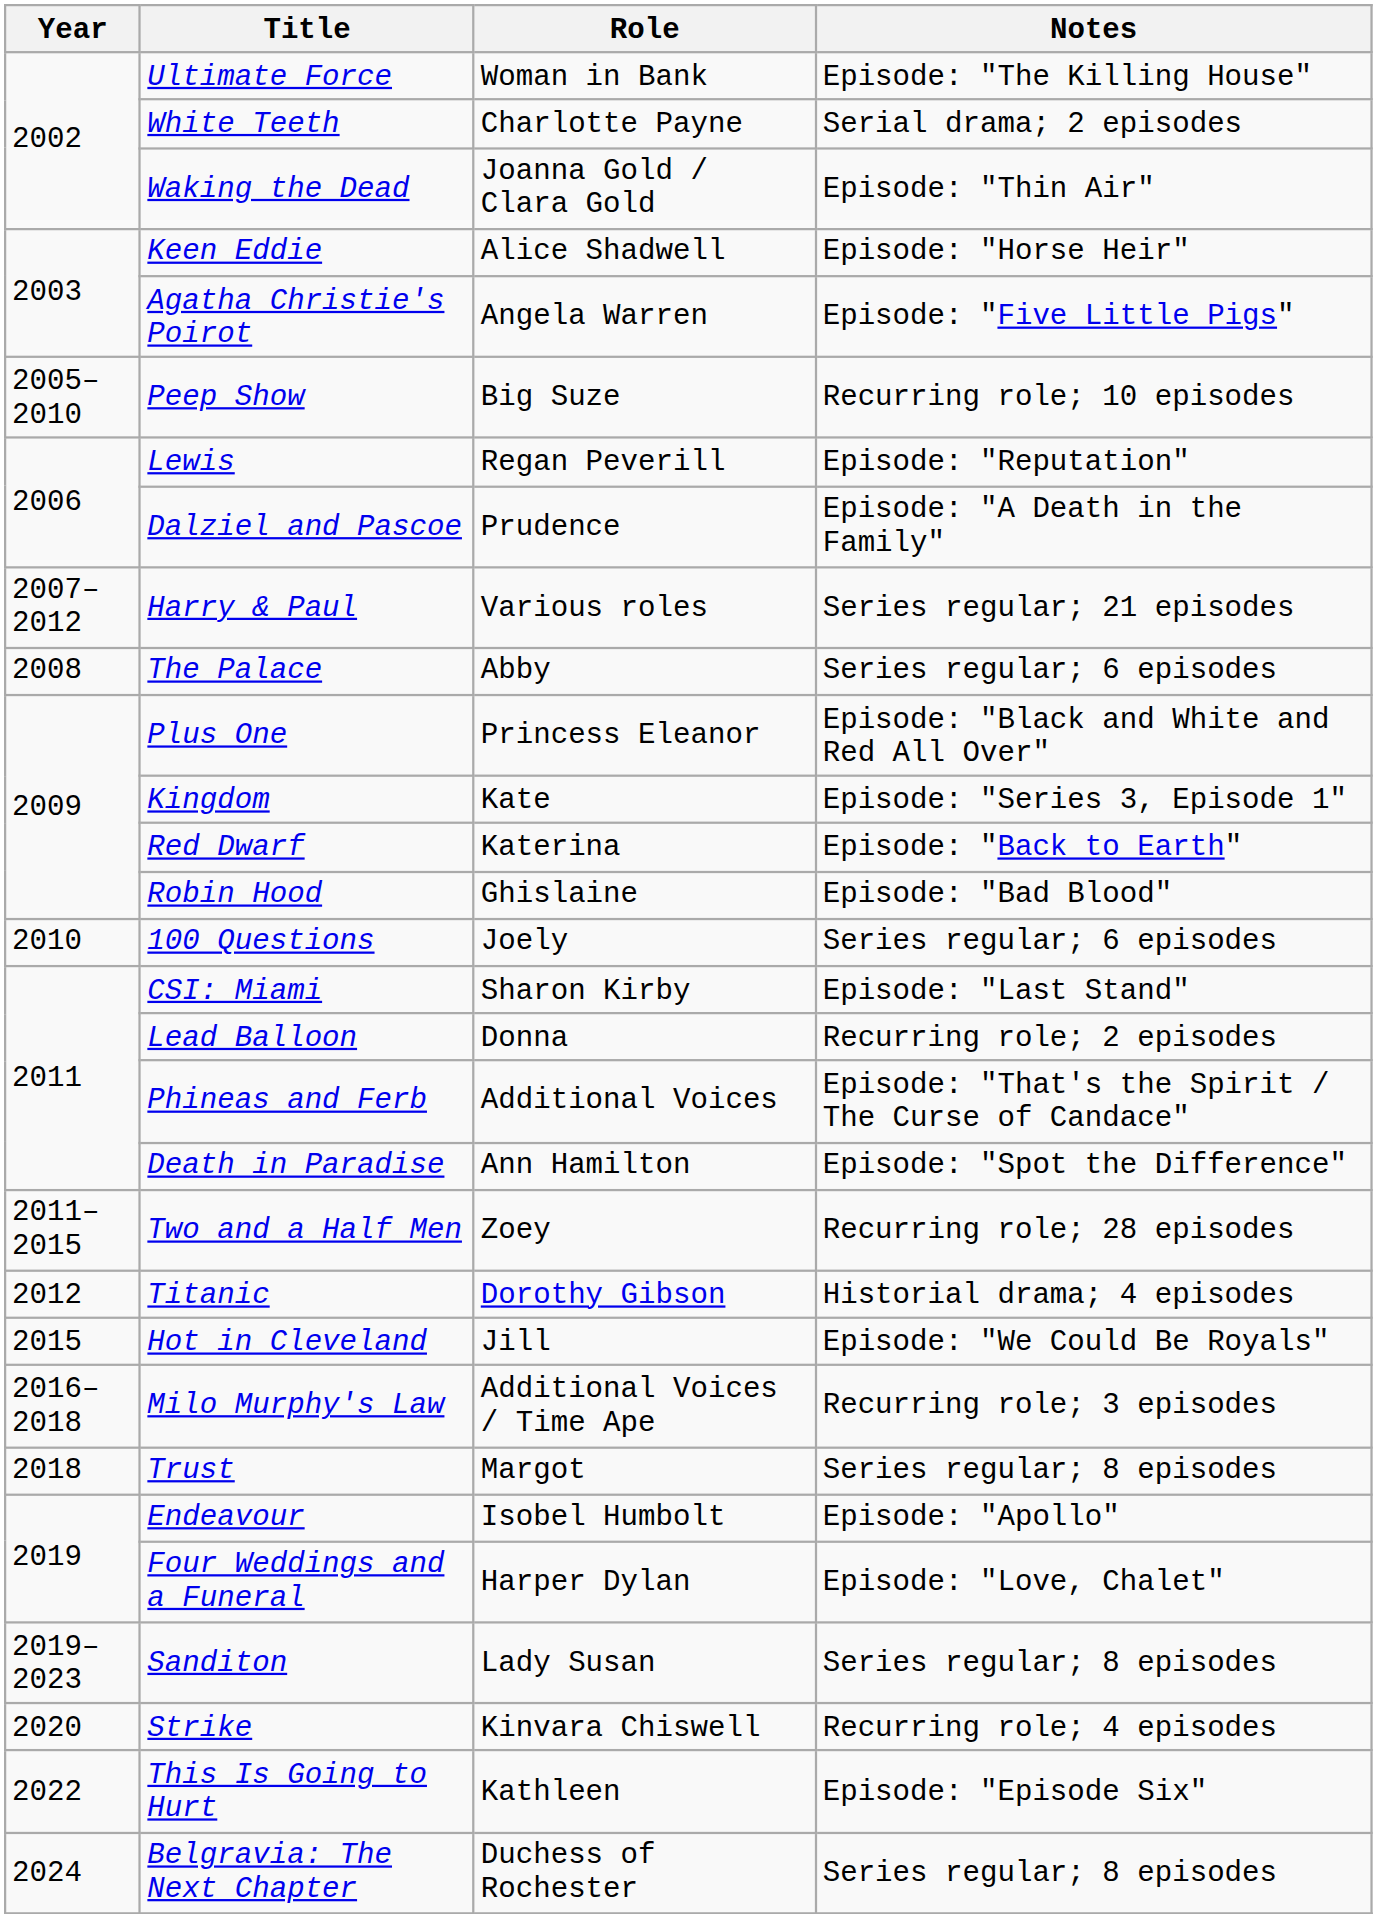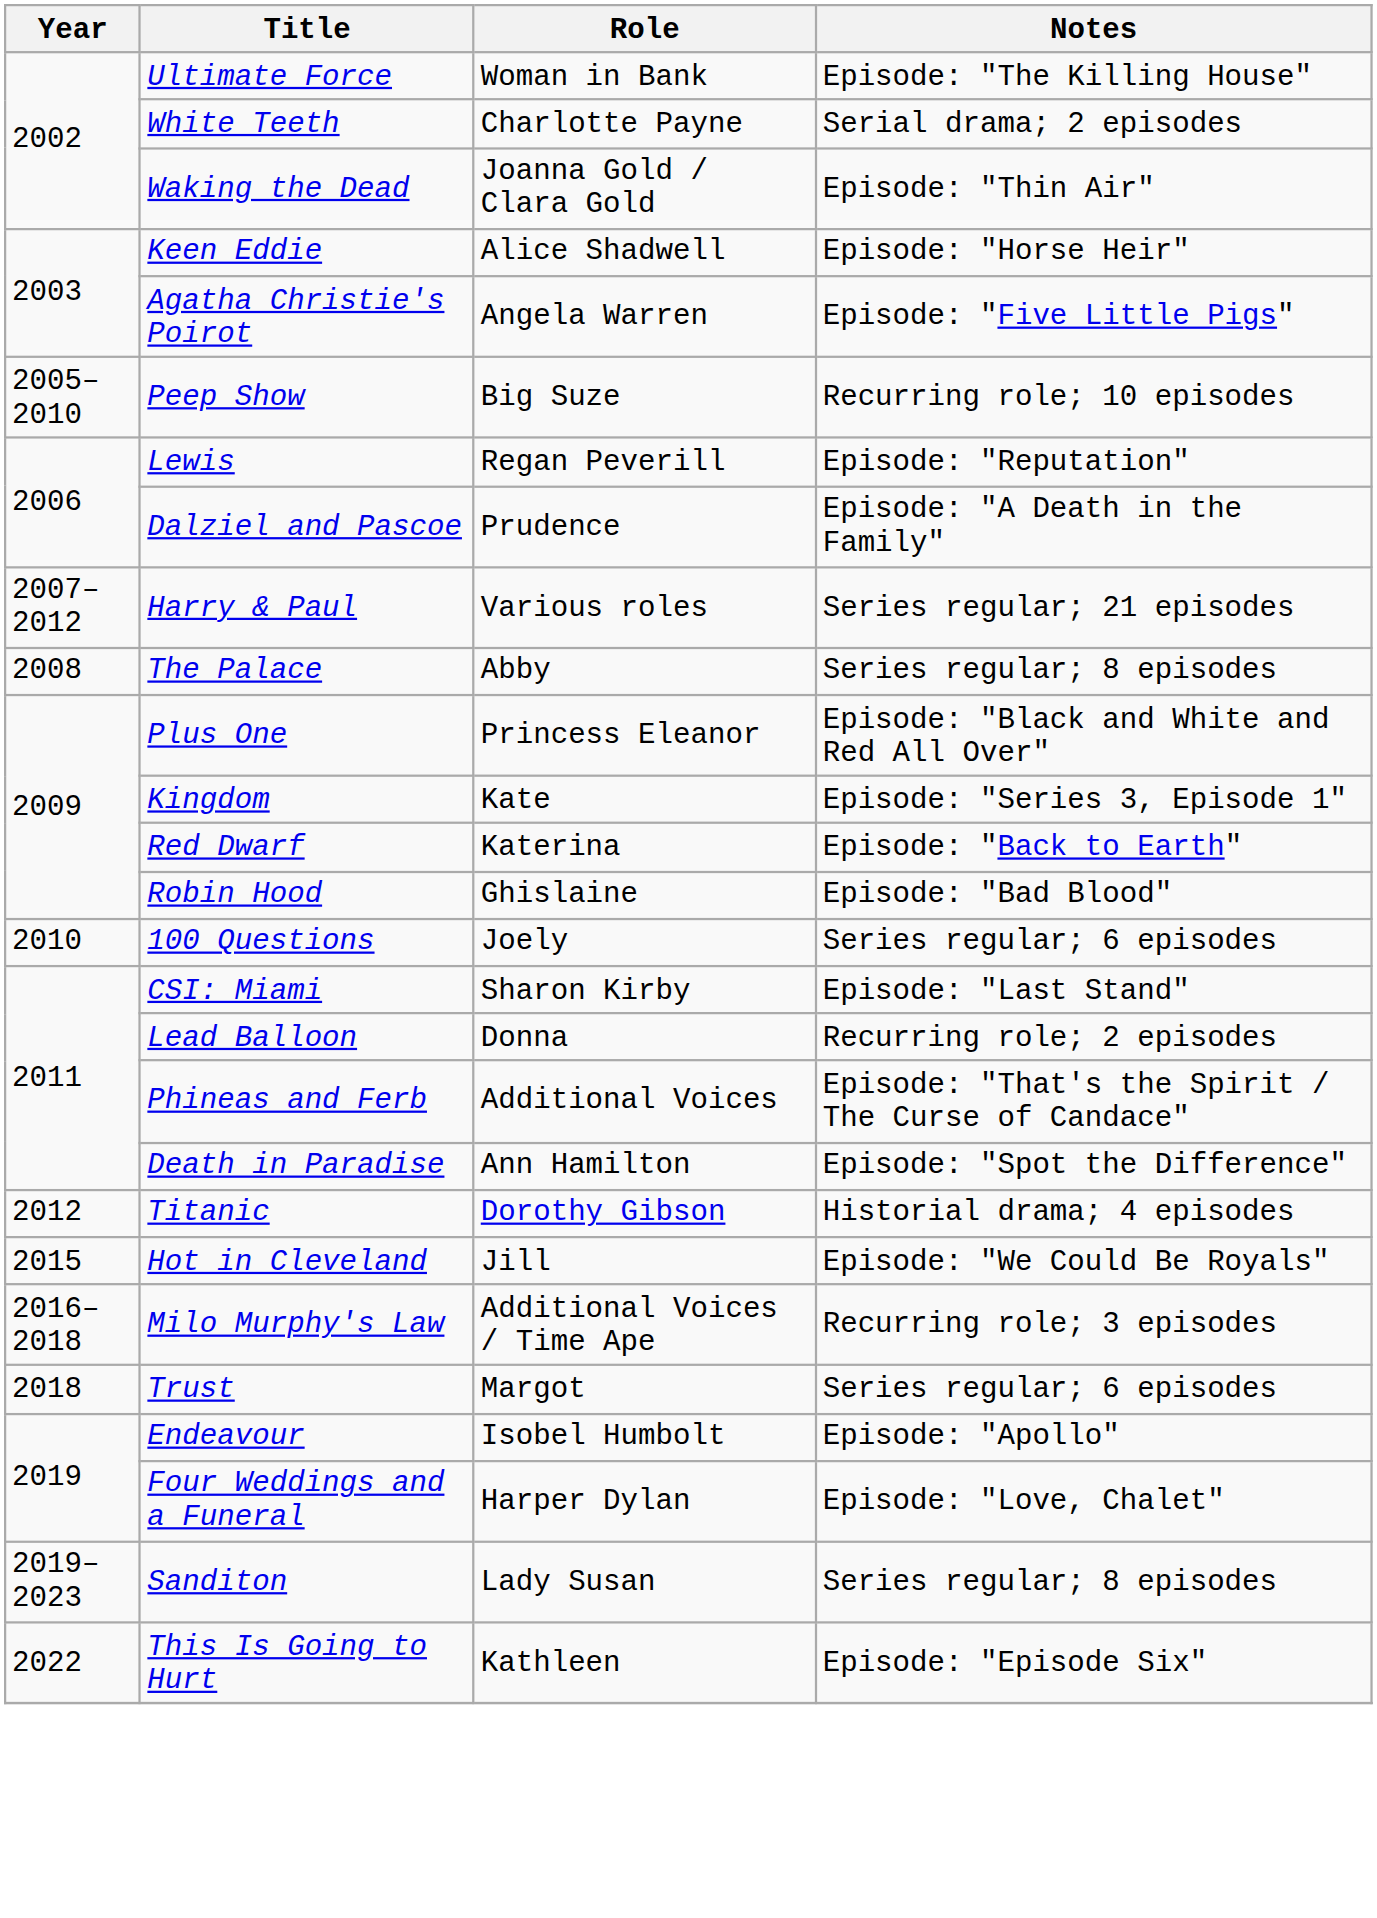(1050, 671) Series regular; 6 episodes -> (1050, 671) Series regular; 8 episodes
- row: (305, 1230)
(1050, 1470) Series regular; 8 episodes -> (1050, 1389) Series regular; 6 episodes
- row: (200, 1727)
- row: (270, 1873)
